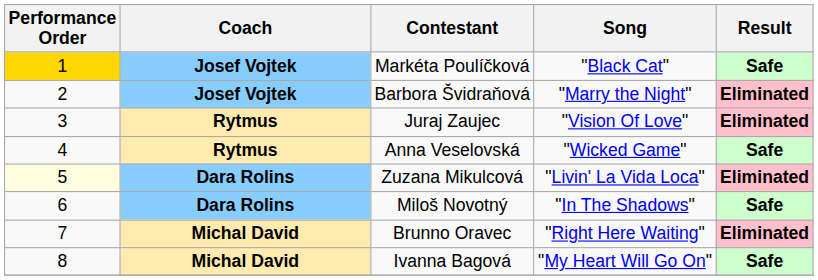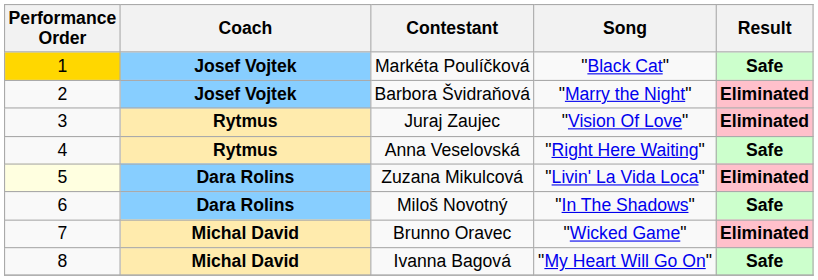(625, 149) "Wicked Game" -> (625, 149) "Right Here Waiting"
(625, 233) "Right Here Waiting" -> (625, 233) "Wicked Game"
